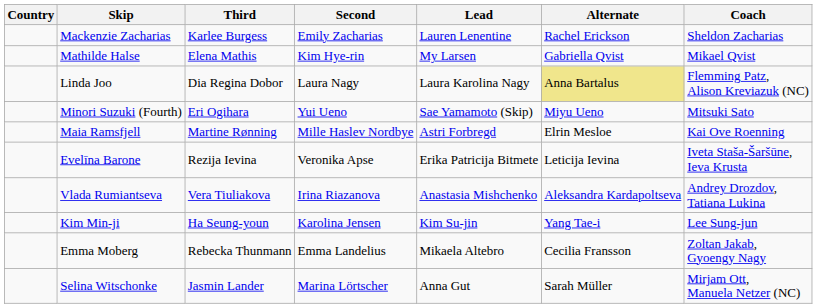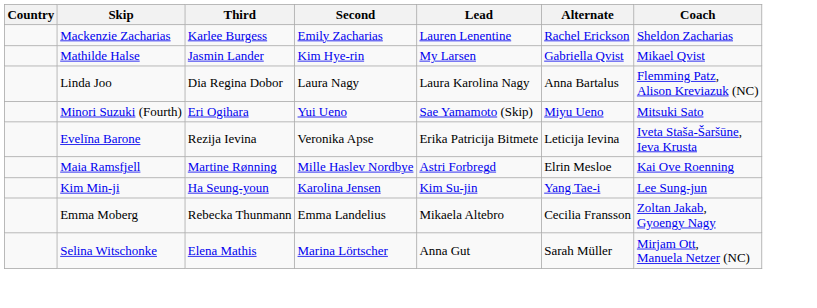(222, 55) Elena Mathis -> (226, 55) Jasmin Lander
(581, 83) khaki background -> (581, 83) no background
rows swapped: (100, 159) <-> (100, 132)
- row: (111, 195)
(226, 285) Jasmin Lander -> (222, 250) Elena Mathis
